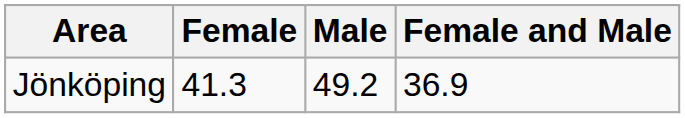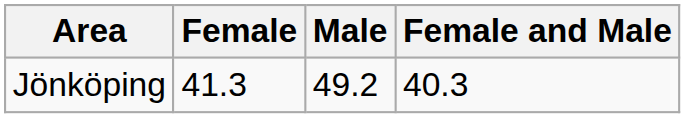(436, 84) 36.9 -> (436, 84) 40.3
